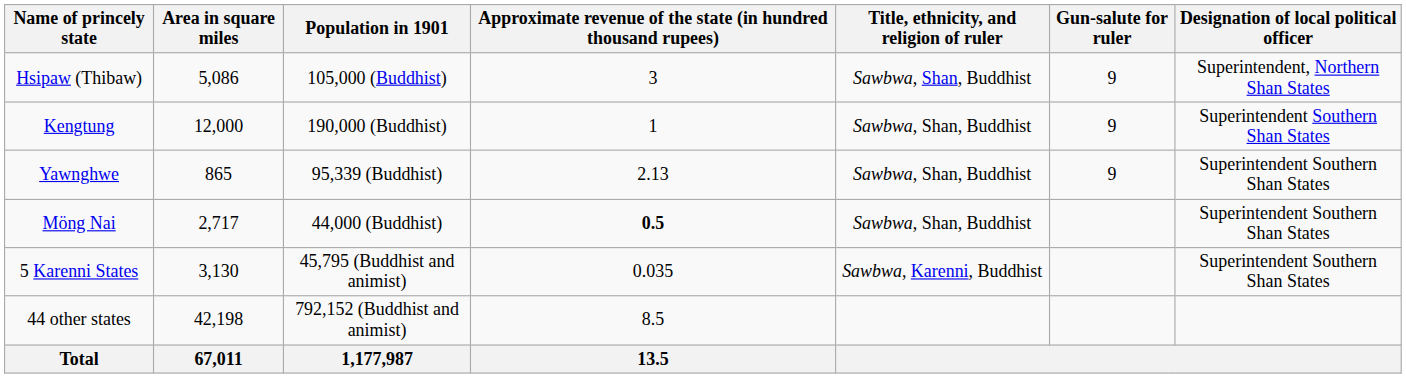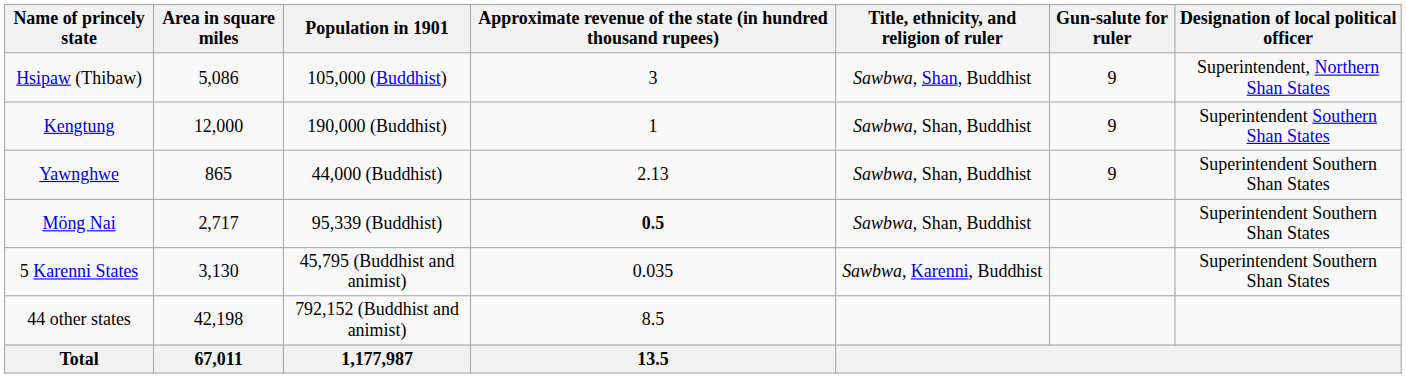(377, 174) 95,339 (Buddhist) -> (377, 174) 44,000 (Buddhist)
(377, 223) 44,000 (Buddhist) -> (377, 223) 95,339 (Buddhist)
